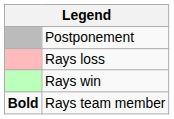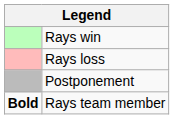rows swapped: (73, 81) <-> (89, 38)
